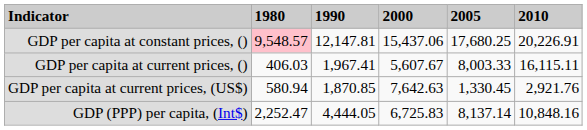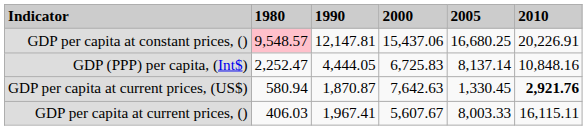(481, 40) 17,680.25 -> (481, 40) 16,680.25
rows swapped: (141, 64) <-> (160, 112)
(349, 88) 1,870.85 -> (349, 88) 1,870.87
(552, 88) normal -> (552, 88) bold
